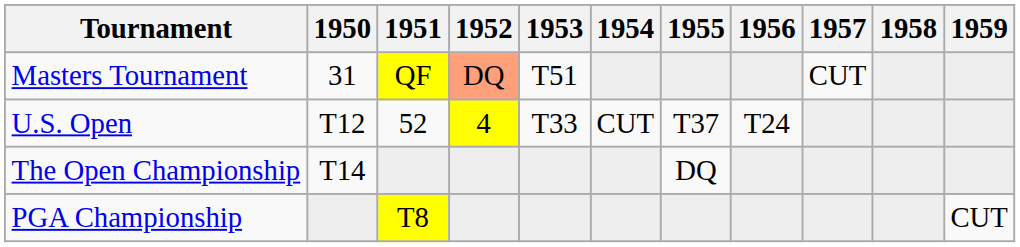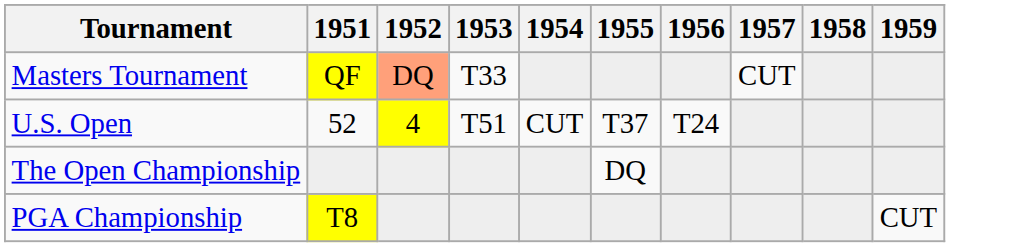- column: (342, 28)
(555, 75) T51 -> (484, 75) T33
(555, 123) T33 -> (484, 123) T51
